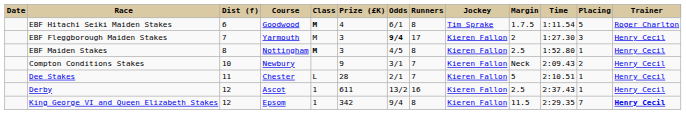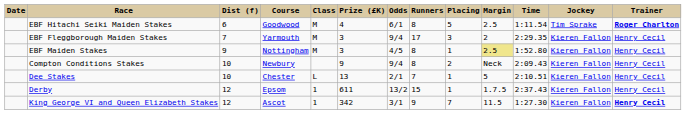columns swapped: (595, 11) <-> (477, 11)
(315, 24) bold -> (315, 24) normal
(523, 24) 1.7.5 -> (490, 24) 2.5
(647, 24) normal -> (647, 24) bold
(396, 38) bold -> (396, 38) normal
(559, 38) 1:27.30 -> (531, 38) 2:29.35
(224, 51) 8 -> (224, 51) 9
(315, 51) bold -> (315, 51) normal
(518, 51) no background -> (490, 51) khaki background
(396, 64) 3/1 -> (396, 64) 9/4
(414, 64) 7 -> (414, 64) 8
(227, 77) 11 -> (227, 77) 10
(344, 77) 28 -> (344, 77) 13
(274, 90) Ascot -> (274, 90) Epsom
(416, 90) 16 -> (416, 90) 15
(518, 90) 2.5 -> (495, 90) 1.7.5
(274, 103) Epsom -> (274, 103) Ascot
(396, 103) 9/4 -> (396, 103) 3/1
(414, 103) 8 -> (414, 103) 9
(559, 103) 2:29.35 -> (531, 103) 1:27.30
